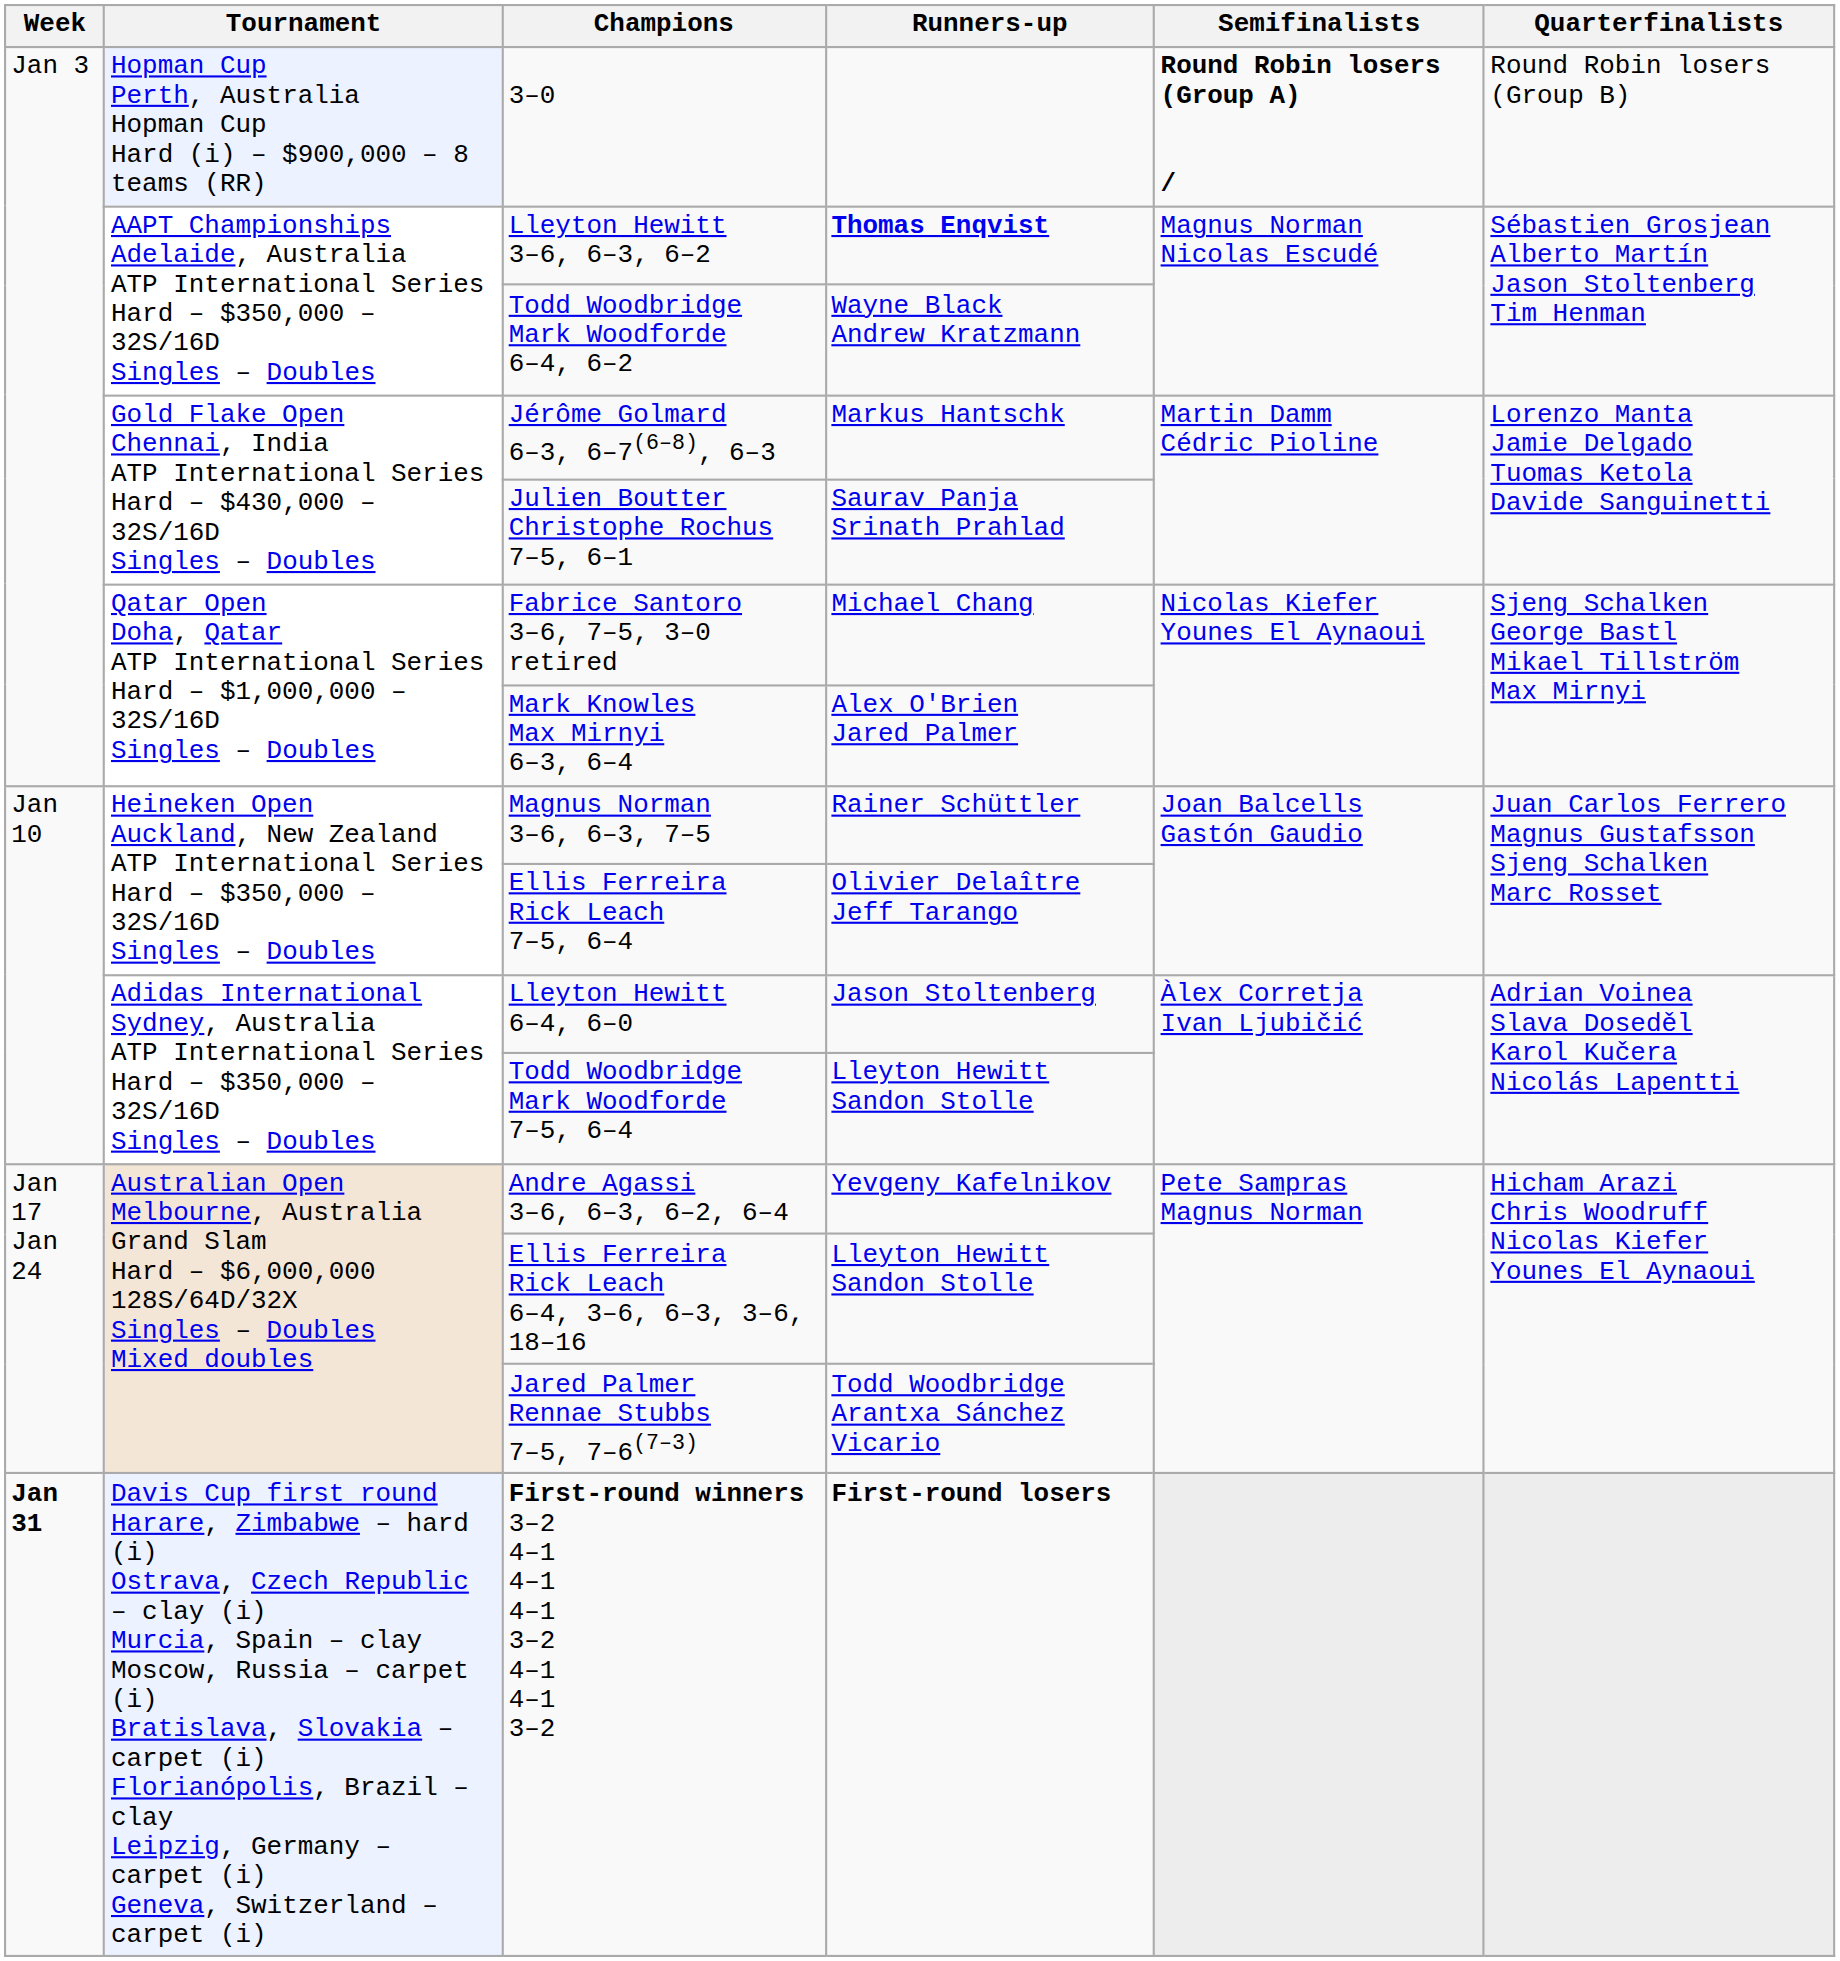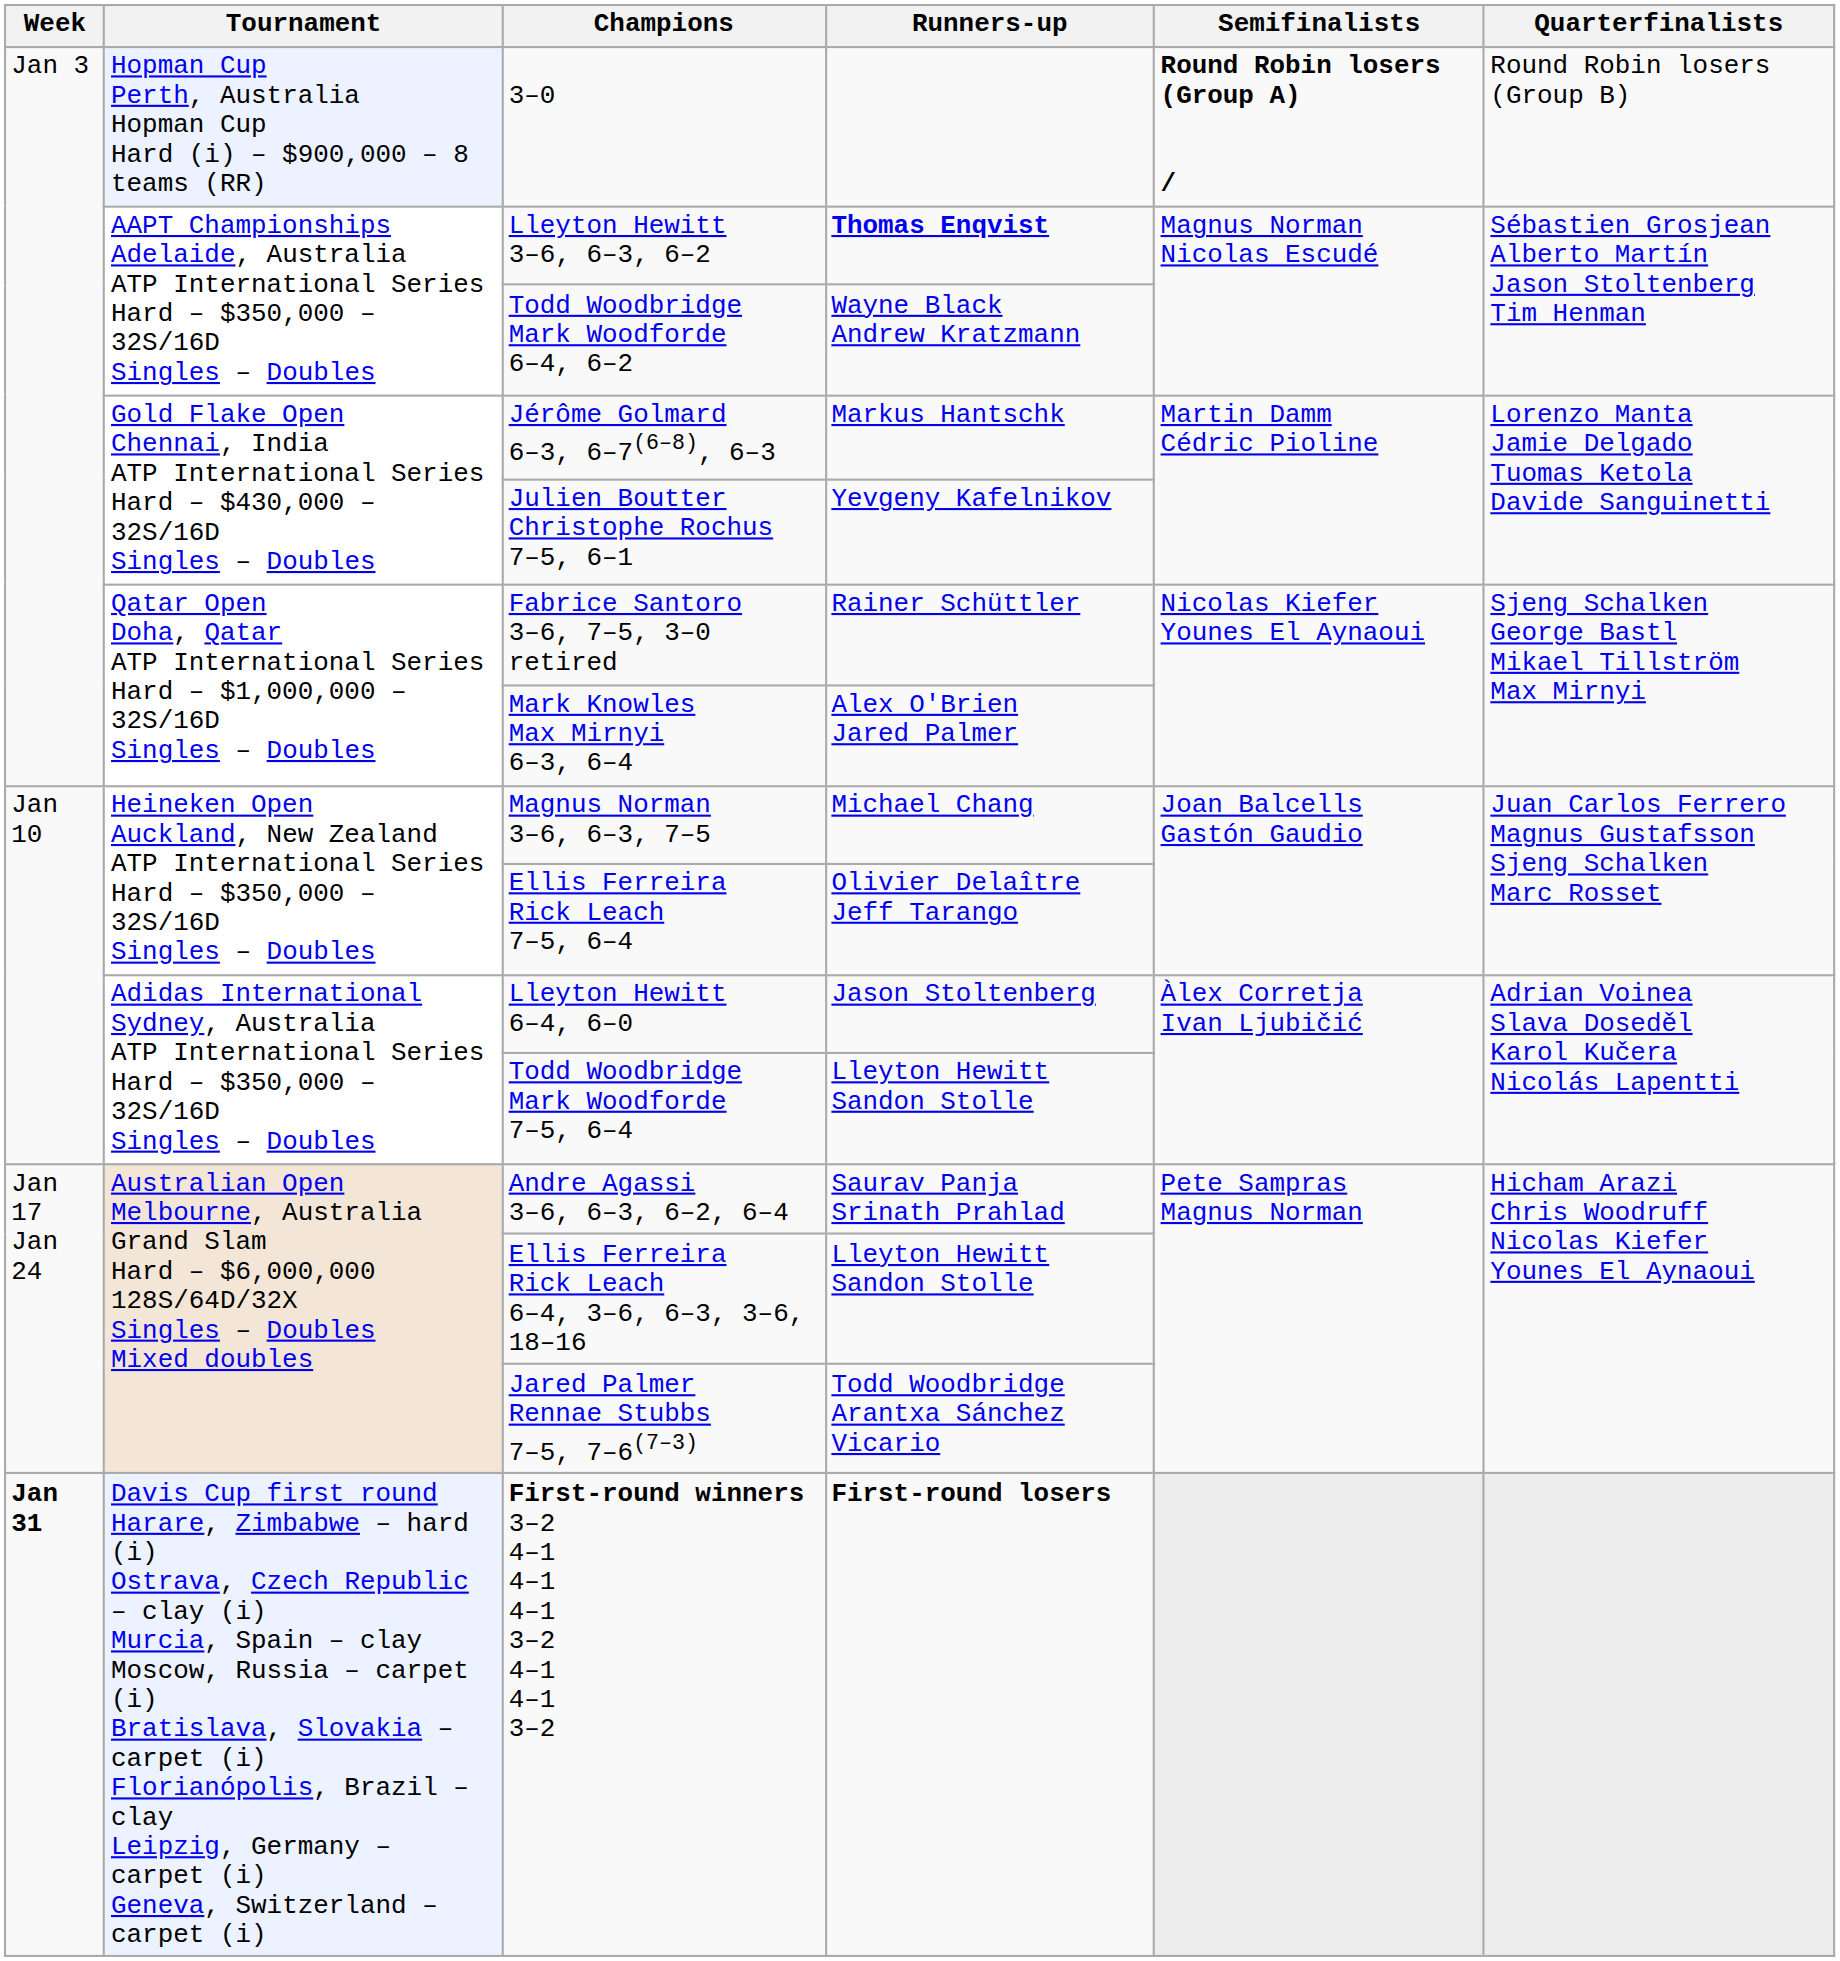(948, 515) Saurav Panja Srinath Prahlad -> (971, 500) Yevgeny Kafelnikov
(933, 605) Michael Chang -> (956, 605) Rainer Schüttler
(956, 807) Rainer Schüttler -> (933, 807) Michael Chang
(971, 1184) Yevgeny Kafelnikov -> (948, 1199) Saurav Panja Srinath Prahlad
